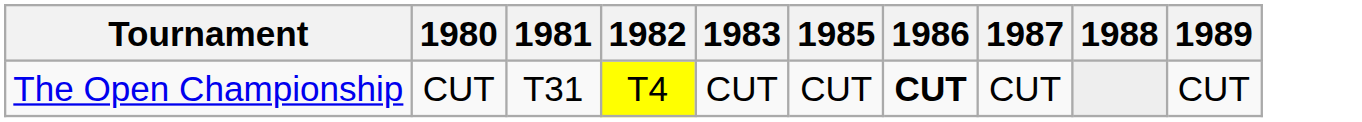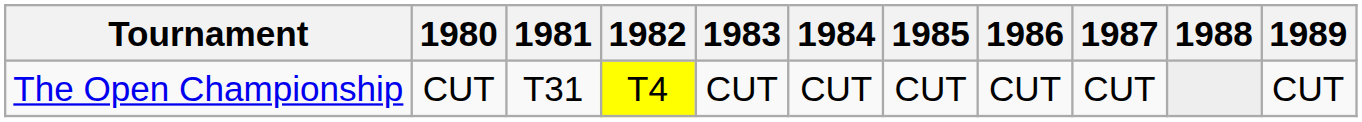+ column: (836, 33)
(931, 89) bold -> (1025, 89) normal
